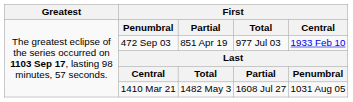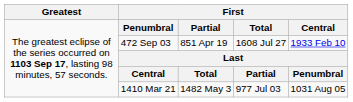(258, 43) 977 Jul 03 -> (261, 43) 1608 Jul 27
(261, 89) 1608 Jul 27 -> (258, 89) 977 Jul 03
